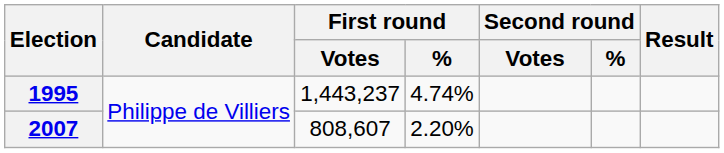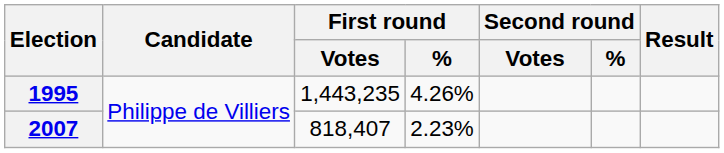(350, 93) 1,443,237 -> (350, 93) 1,443,235
(442, 93) 4.74% -> (442, 93) 4.26%
(350, 128) 808,607 -> (350, 128) 818,407
(442, 128) 2.20% -> (442, 128) 2.23%
